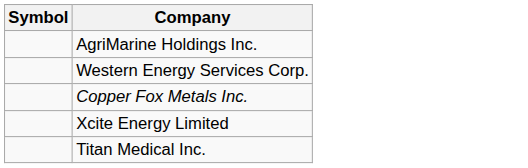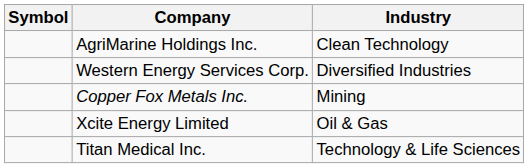+ column: (418, 17)
